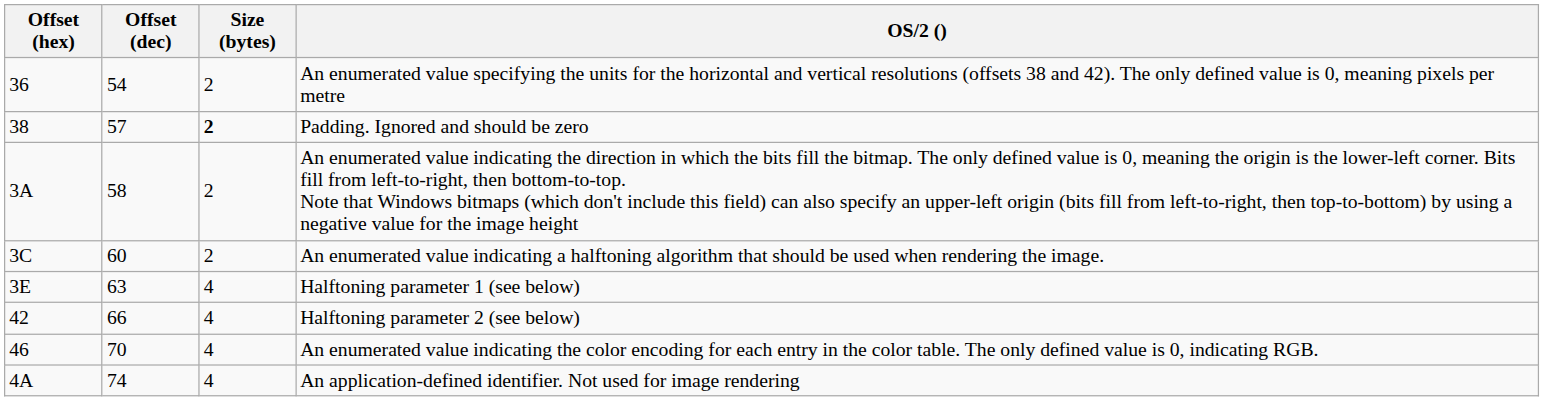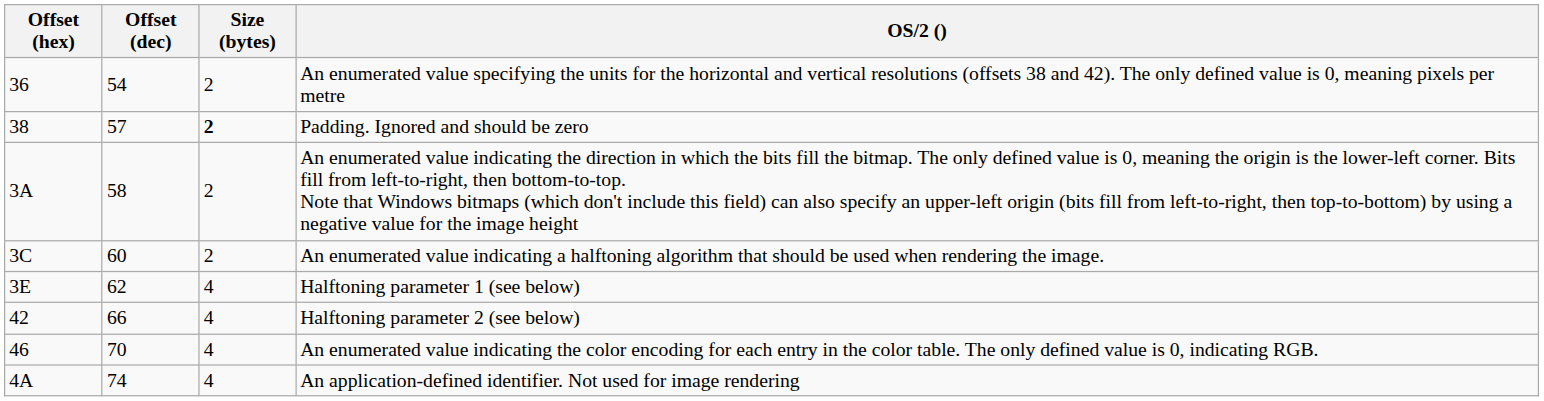(117, 286) 63 -> (117, 286) 62
